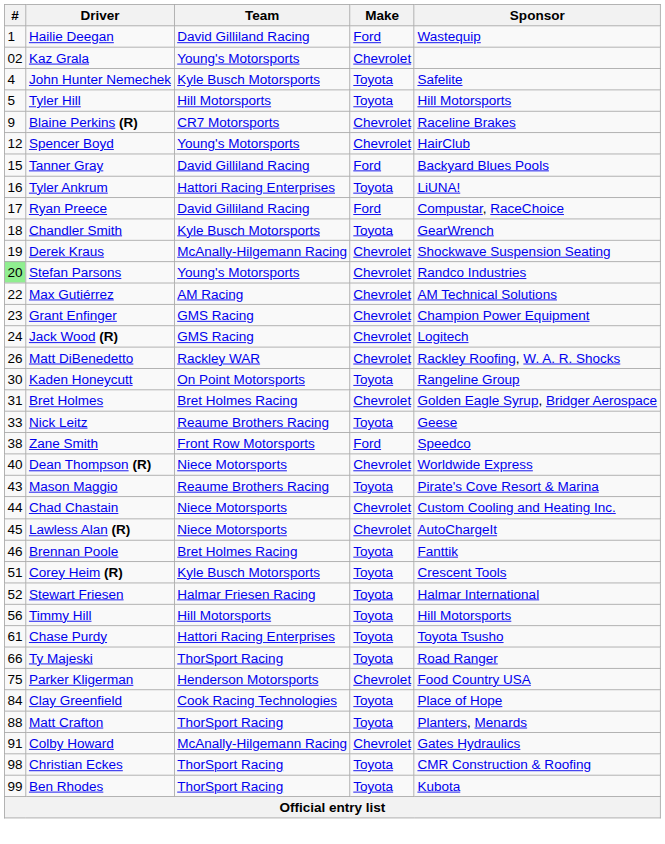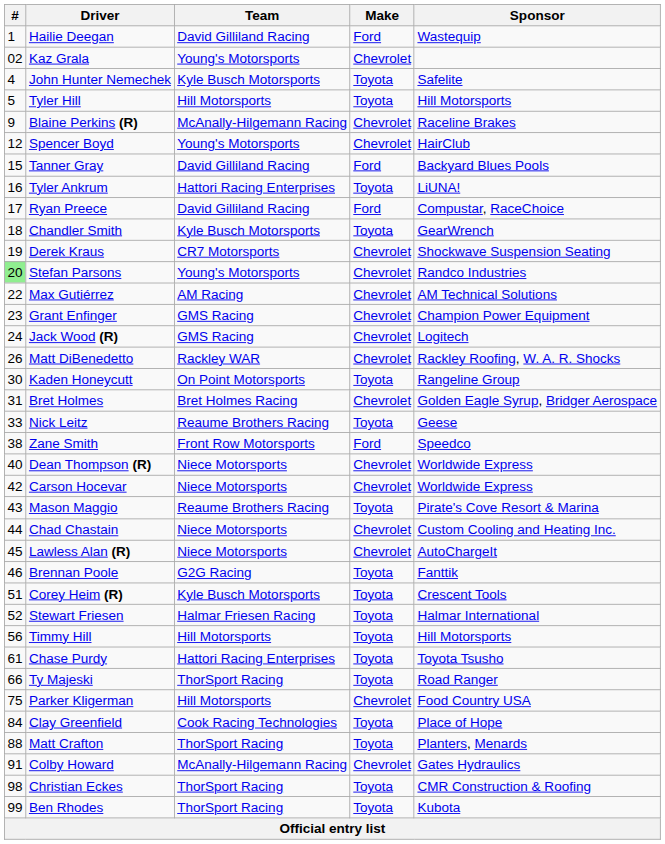(228, 122) CR7 Motorsports -> (262, 122) McAnally-Hilgemann Racing
(262, 251) McAnally-Hilgemann Racing -> (228, 251) CR7 Motorsports
+ row: (78, 486)
(237, 551) Bret Holmes Racing -> (214, 572) G2G Racing
(248, 679) Henderson Motorsports -> (224, 701) Hill Motorsports
